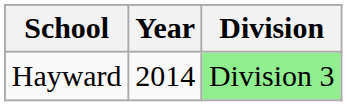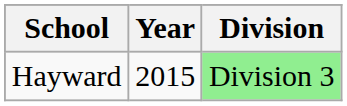(165, 75) 2014 -> (165, 75) 2015
